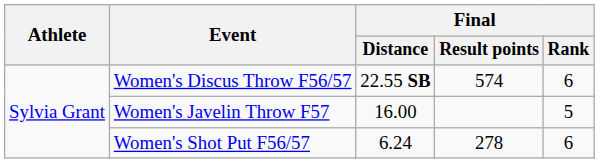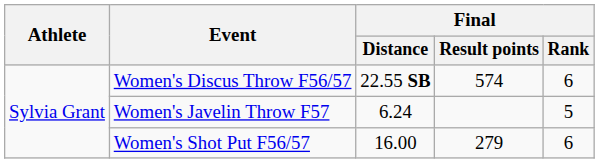(395, 112) 16.00 -> (395, 112) 6.24
(395, 143) 6.24 -> (395, 143) 16.00
(489, 143) 278 -> (489, 143) 279
